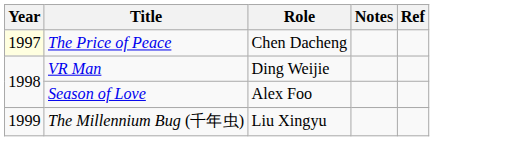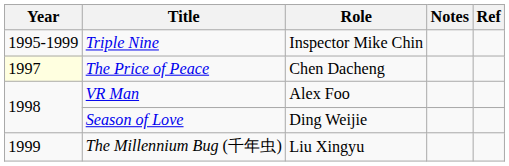+ row: (122, 42)
(291, 68) Ding Weijie -> (320, 94) Alex Foo
(282, 94) Alex Foo -> (328, 119) Ding Weijie
